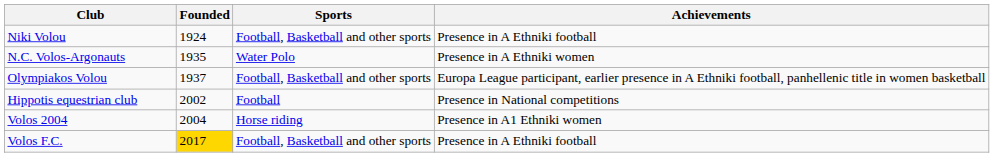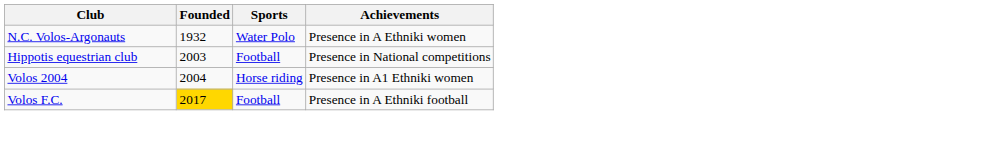- row: (37, 36)
(193, 57) 1935 -> (193, 36) 1932
- row: (57, 78)
(193, 99) 2002 -> (193, 57) 2003
(333, 141) Football, Basketball and other sports -> (258, 99) Football
